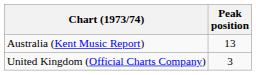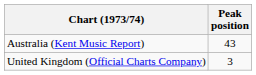(230, 43) 13 -> (230, 43) 43
